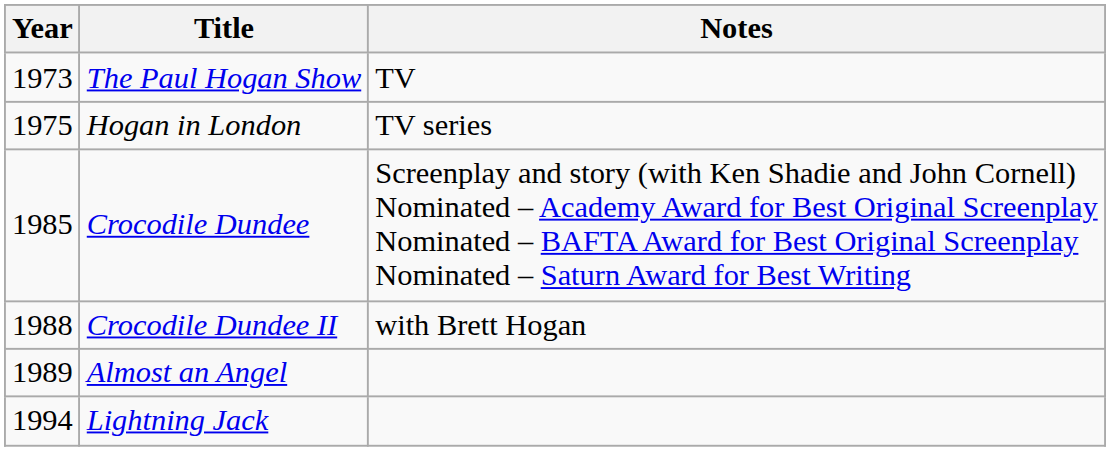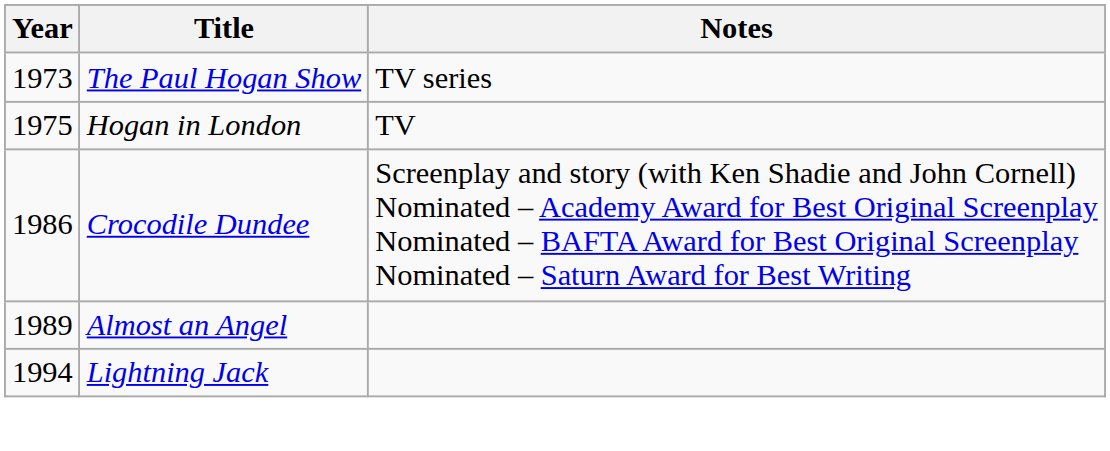(396, 76) TV -> (434, 76) TV series
(434, 125) TV series -> (396, 125) TV
(42, 224) 1985 -> (42, 224) 1986
- row: (212, 324)
